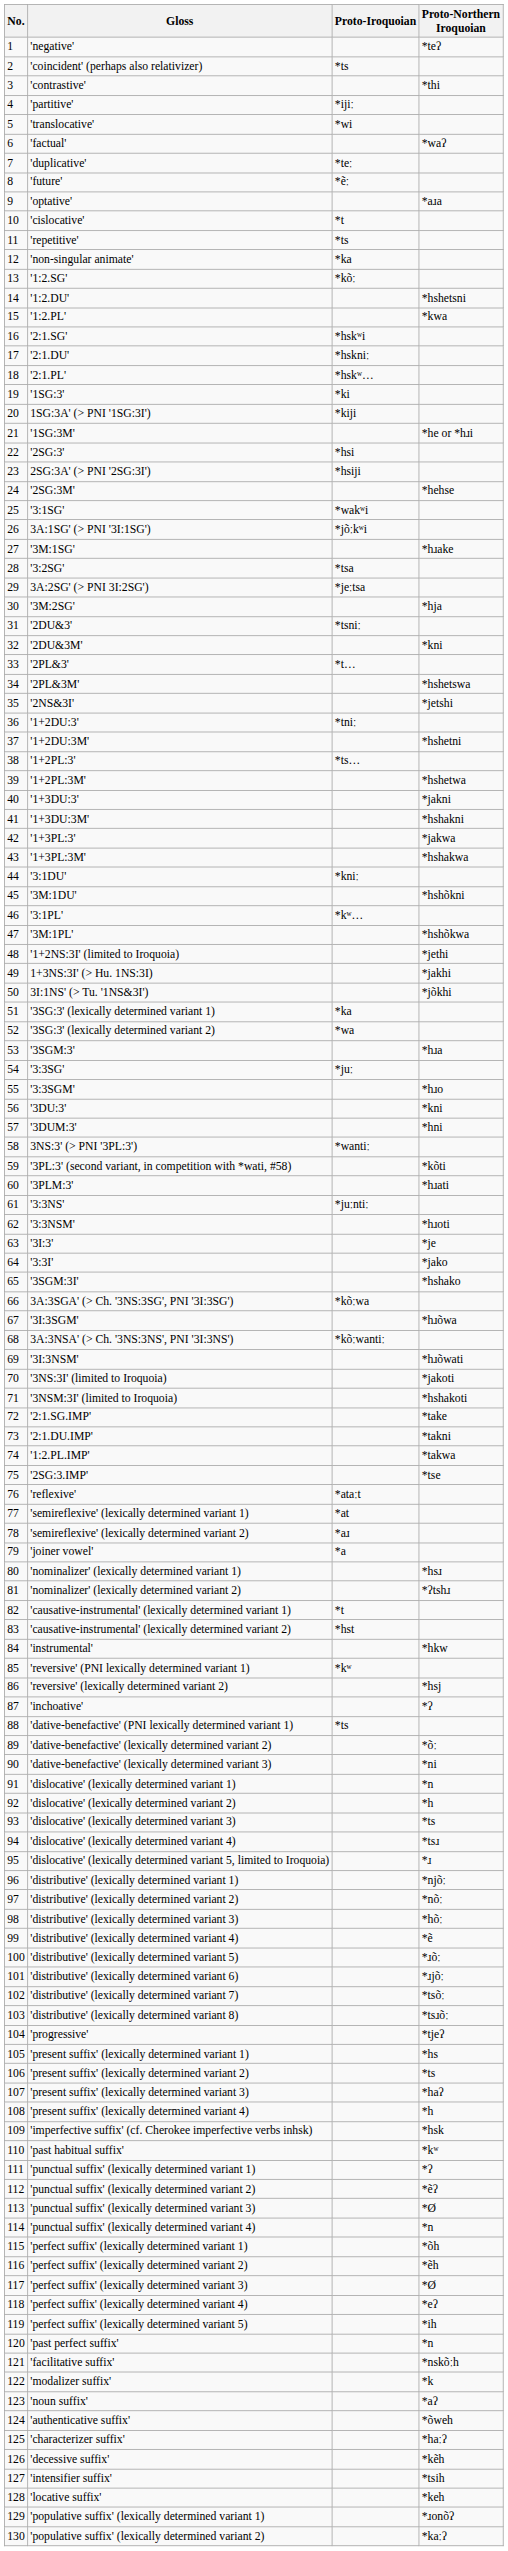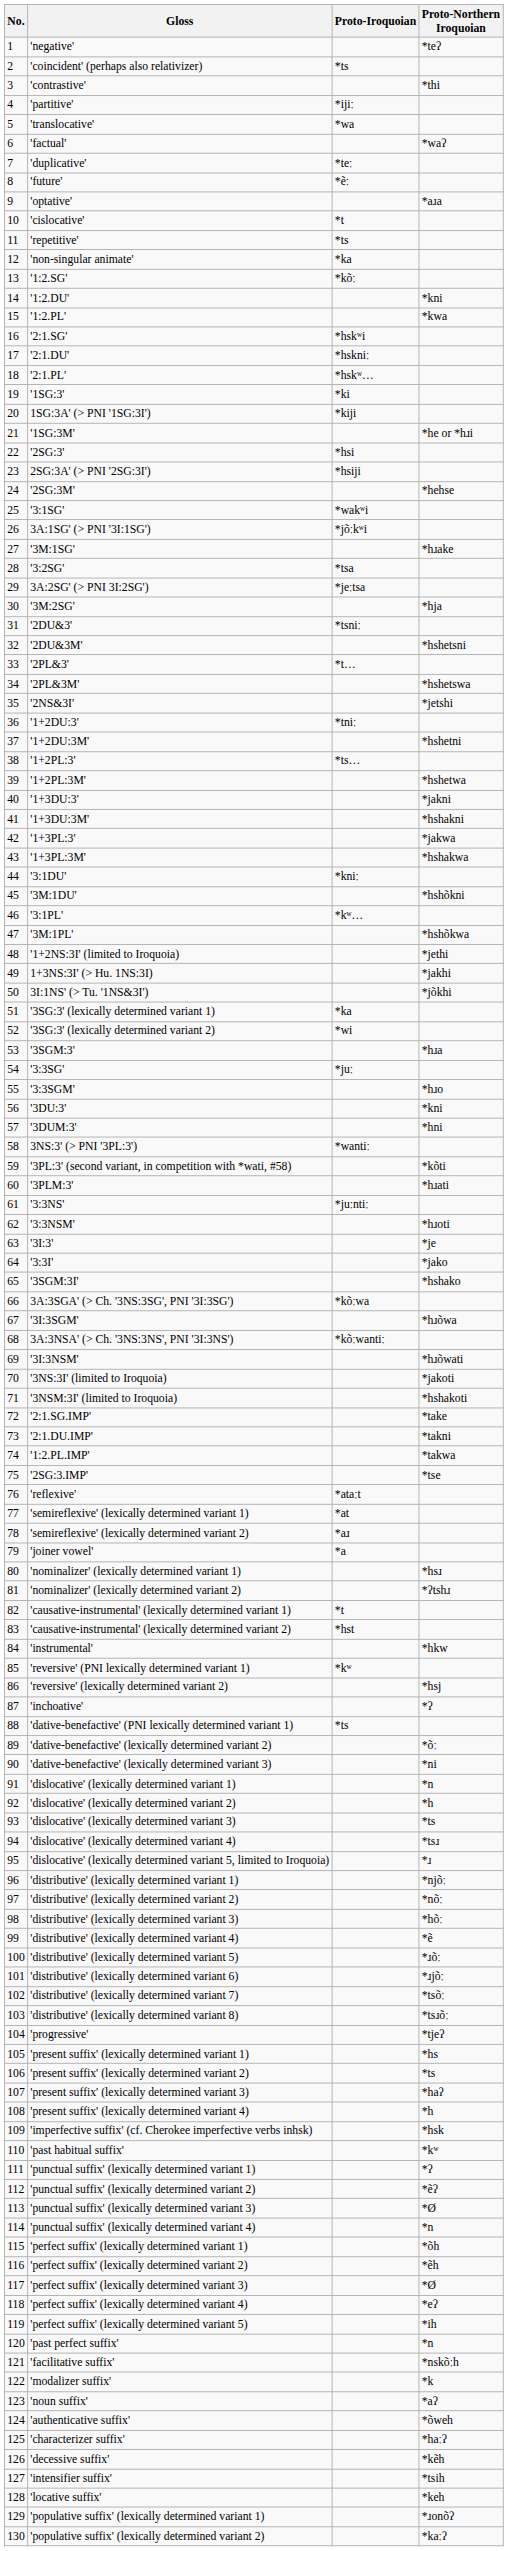(344, 123) *wi -> (345, 123) *wa
(444, 297) *hshetsni -> (432, 297) *kni
(432, 644) *kni -> (444, 644) *hshetsni
(345, 1030) *wa -> (344, 1030) *wi
